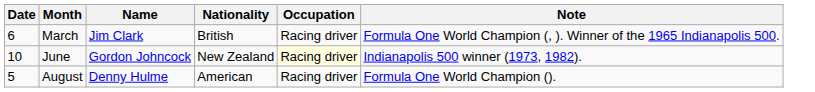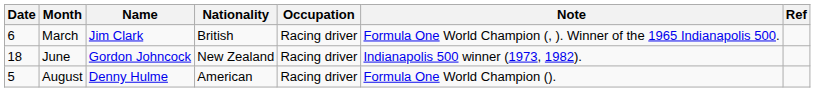+ column: (796, 14)
(15, 56) 10 -> (15, 56) 18
(319, 56) lightyellow background -> (319, 56) no background
